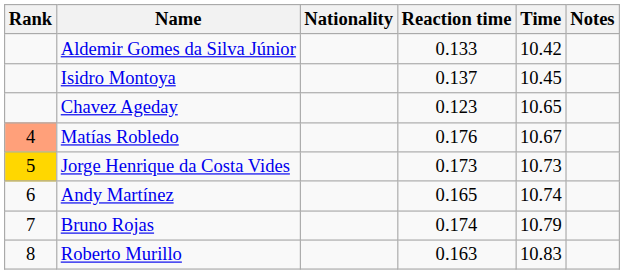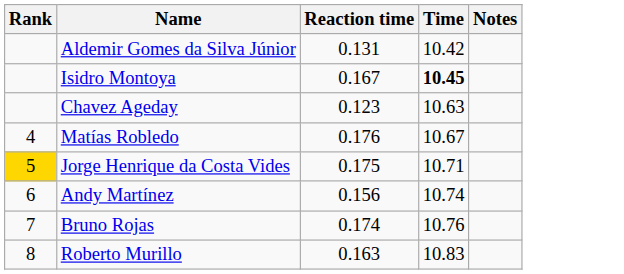- column: (349, 19)
(456, 48) 0.133 -> (359, 48) 0.131
(456, 78) 0.137 -> (359, 78) 0.167
(541, 78) normal -> (444, 78) bold
(541, 107) 10.65 -> (444, 107) 10.63
(31, 136) lightsalmon background -> (31, 136) no background
(456, 166) 0.173 -> (359, 166) 0.175
(541, 166) 10.73 -> (444, 166) 10.71
(456, 195) 0.165 -> (359, 195) 0.156
(541, 225) 10.79 -> (444, 225) 10.76
